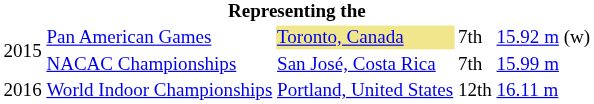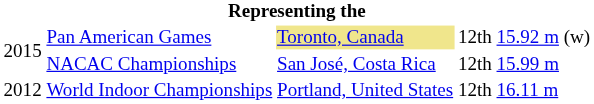(470, 37) 7th -> (475, 37) 12th
(470, 63) 7th -> (475, 63) 12th
(23, 89) 2016 -> (23, 89) 2012
